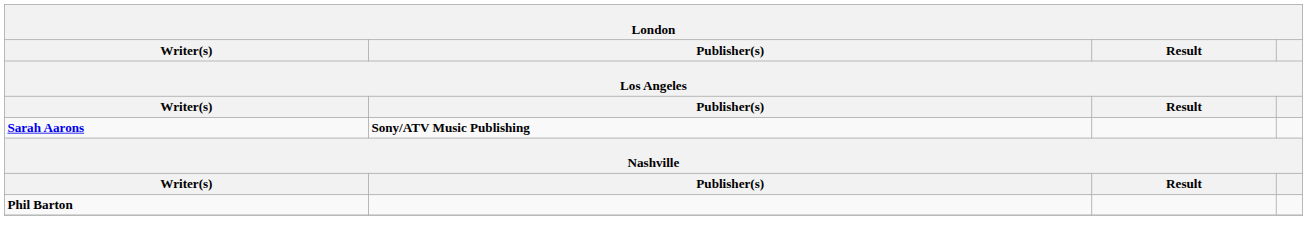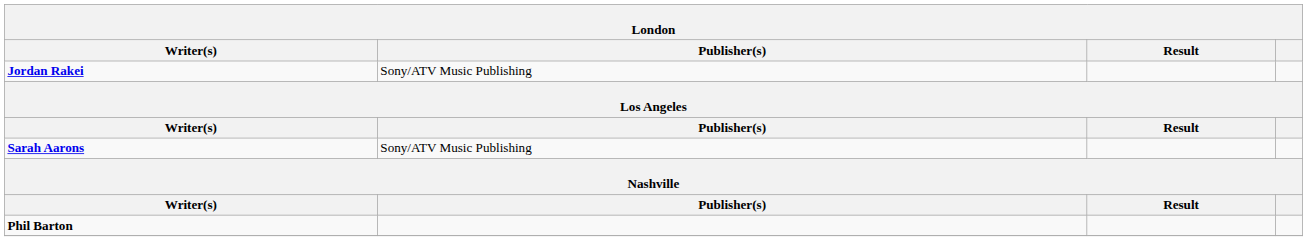+ row: (46, 71)
(451, 127) bold -> (456, 148) normal
